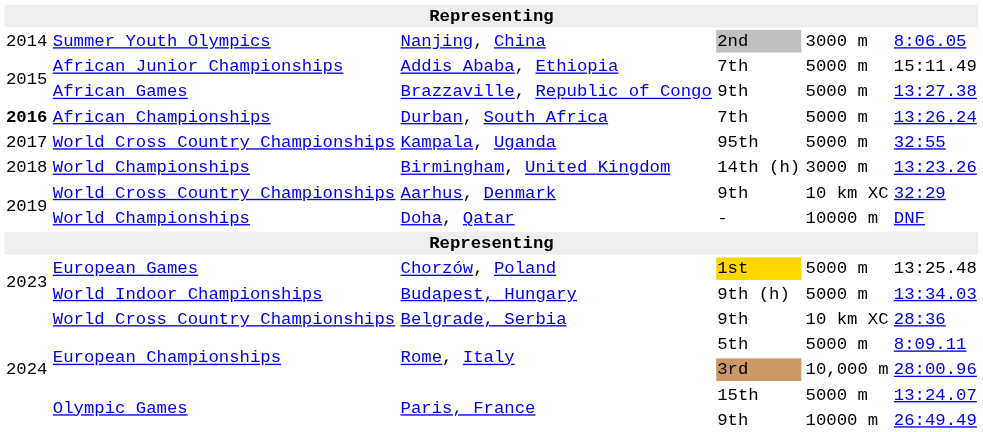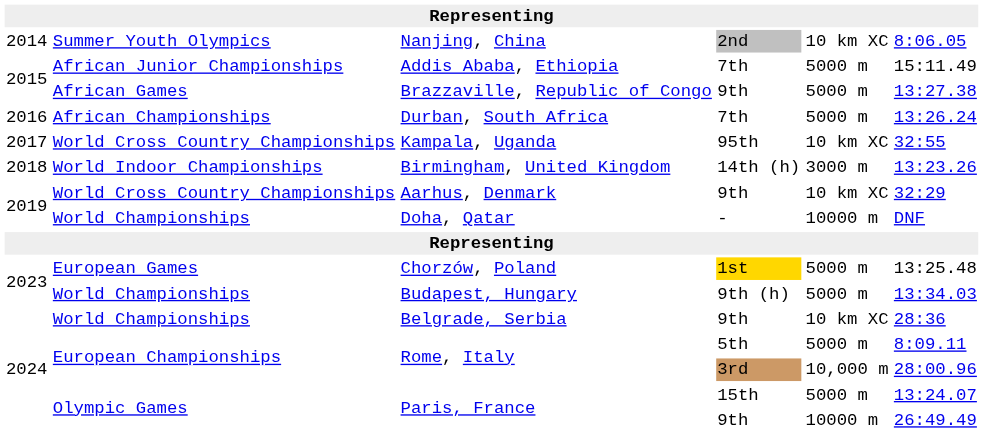(837, 41) 3000 m -> (847, 41) 10 km XC
(27, 117) bold -> (27, 117) normal
(837, 142) 5000 m -> (847, 142) 10 km XC
(151, 168) World Championships -> (188, 168) World Indoor Championships
(188, 294) World Indoor Championships -> (151, 294) World Championships
(224, 319) World Cross Country Championships -> (151, 319) World Championships
